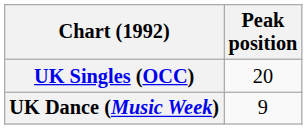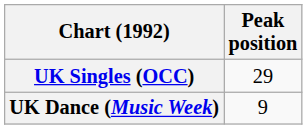(263, 75) 20 -> (263, 75) 29
